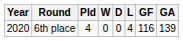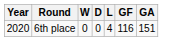- column: (88, 13)
(168, 29) 139 -> (147, 29) 151
